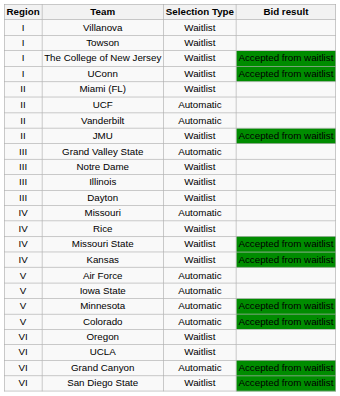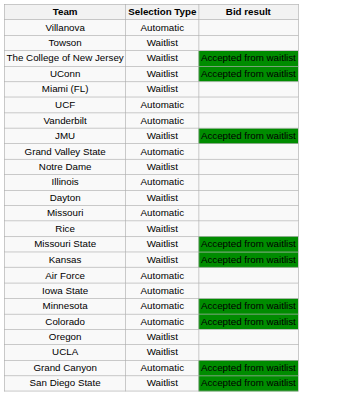- column: (23, 12)
(200, 27) Waitlist -> (162, 27) Automatic
(200, 182) Waitlist -> (162, 182) Automatic
